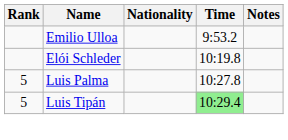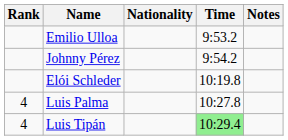+ row: (83, 59)
(24, 80) 5 -> (24, 102) 4
(24, 102) 5 -> (24, 124) 4
